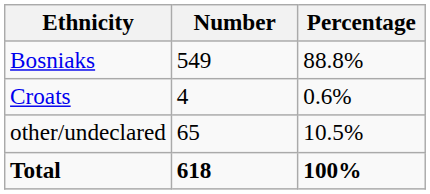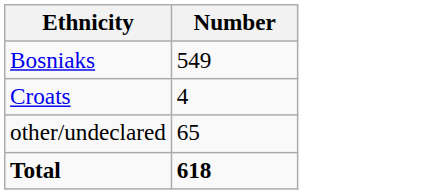- column: (361, 22)
